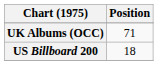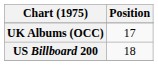(130, 32) 71 -> (130, 32) 17
